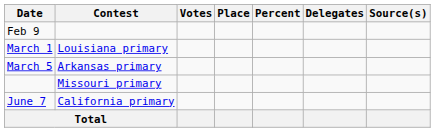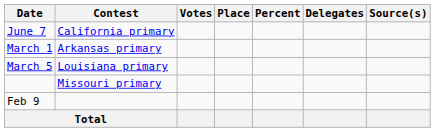rows swapped: (23, 31) <-> (26, 101)
(113, 48) Louisiana primary -> (110, 48) Arkansas primary
(110, 66) Arkansas primary -> (113, 66) Louisiana primary
